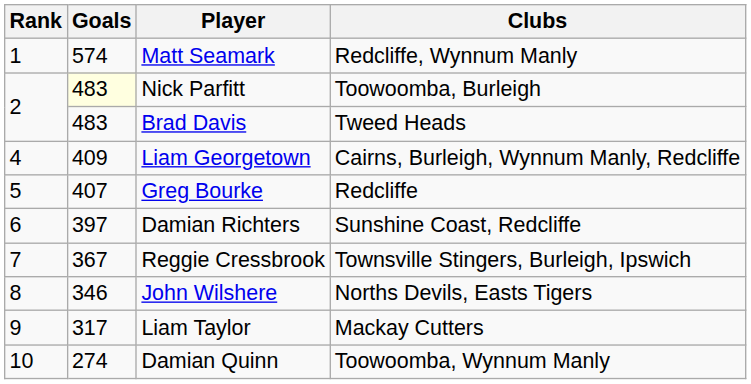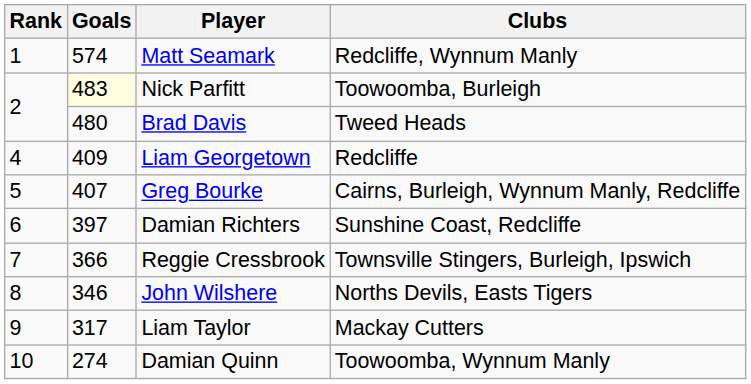(90, 123) 483 -> (90, 123) 480
(537, 157) Cairns, Burleigh, Wynnum Manly, Redcliffe -> (376, 157) Redcliffe
(376, 191) Redcliffe -> (537, 191) Cairns, Burleigh, Wynnum Manly, Redcliffe
(90, 259) 367 -> (90, 259) 366
